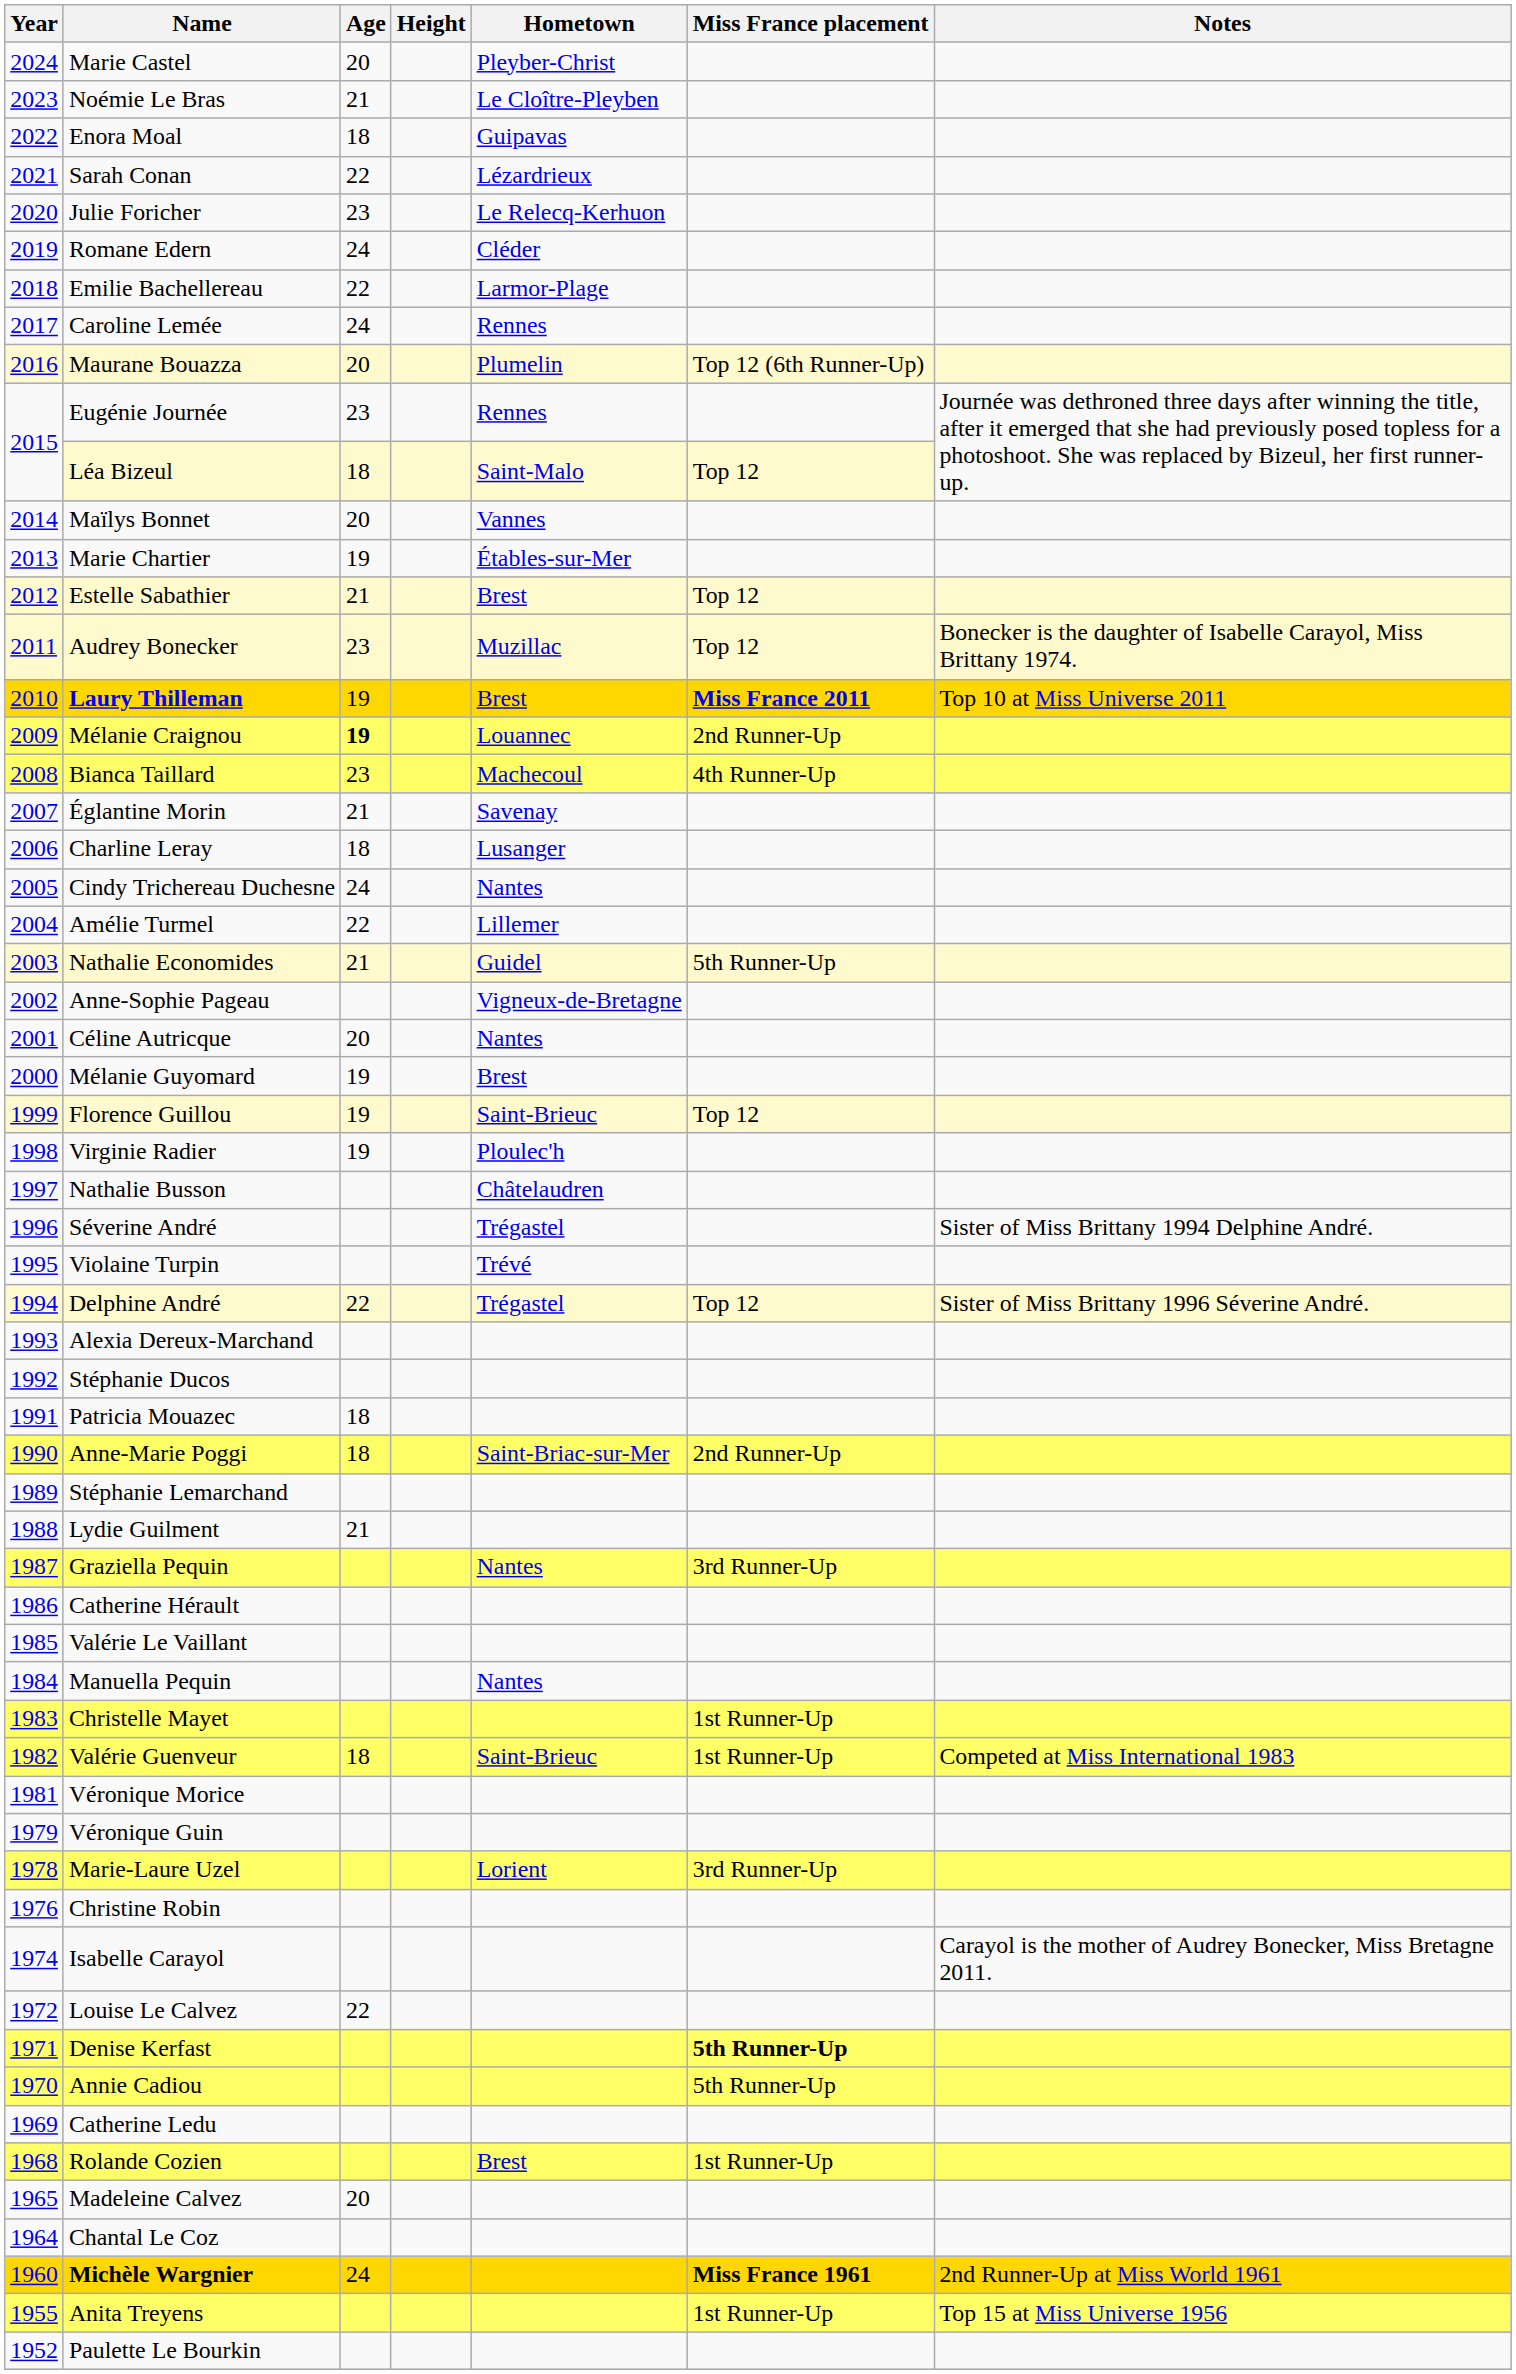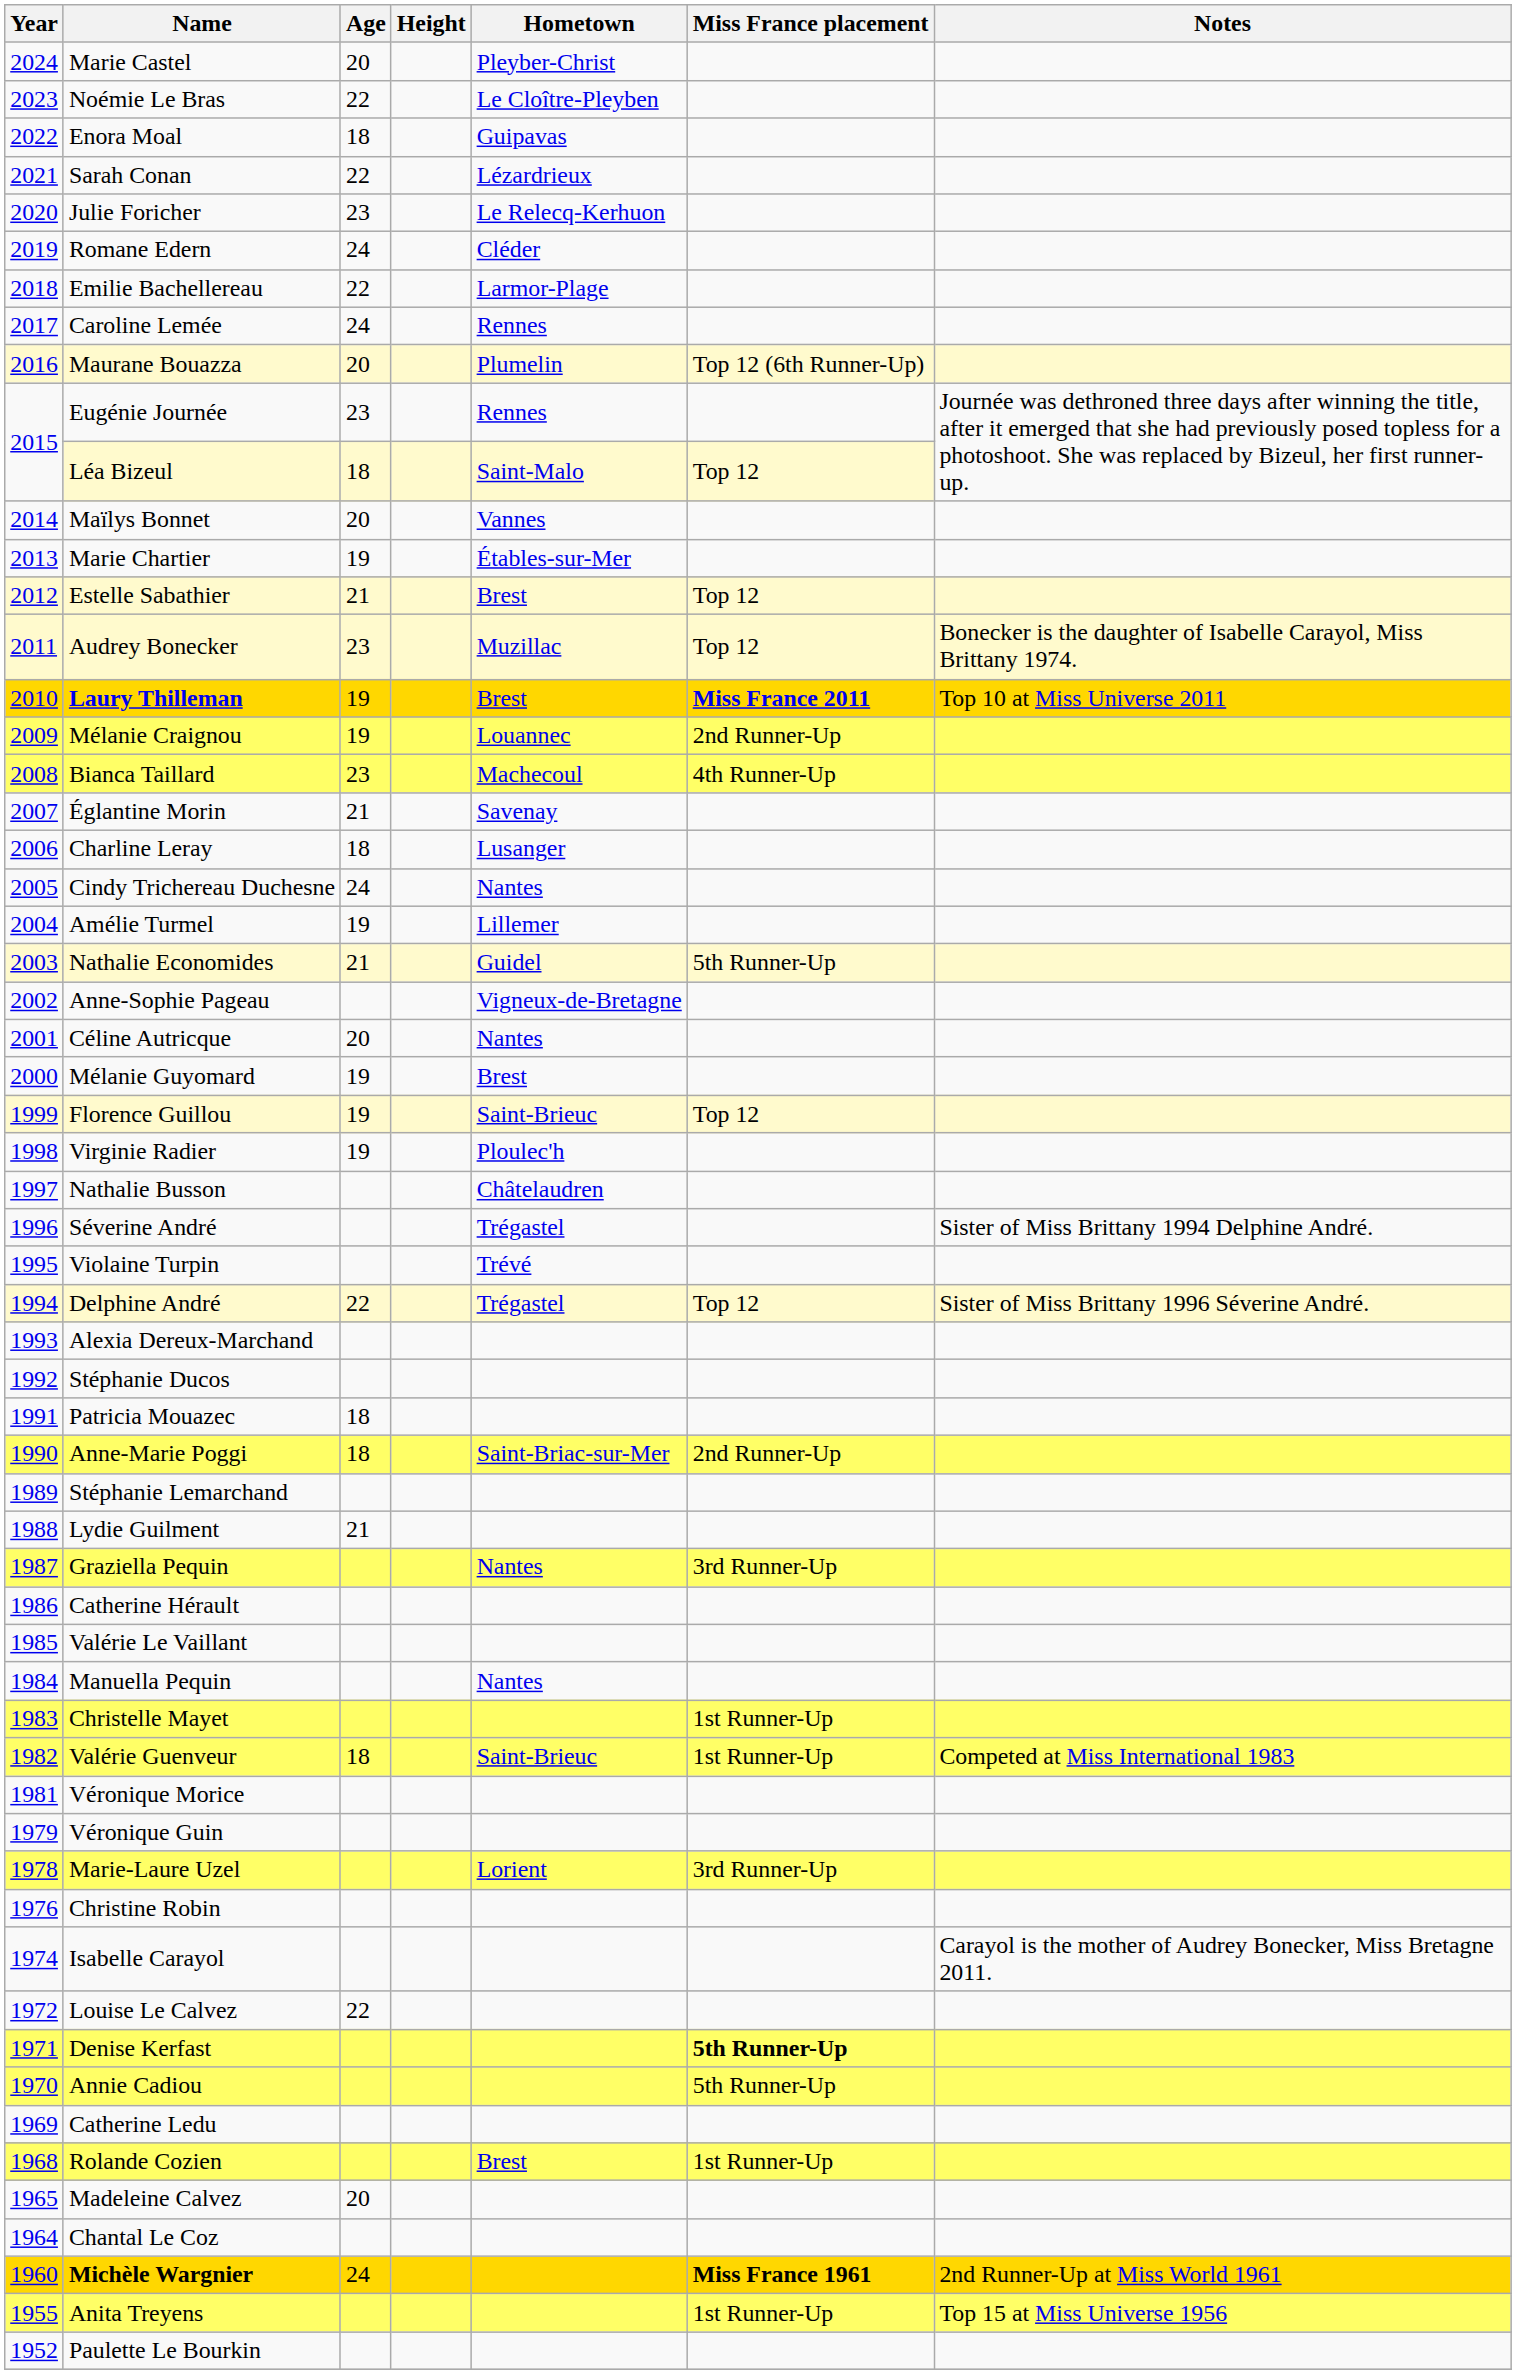(358, 99) 21 -> (358, 99) 22
(358, 735) bold -> (358, 735) normal
(358, 924) 22 -> (358, 924) 19
